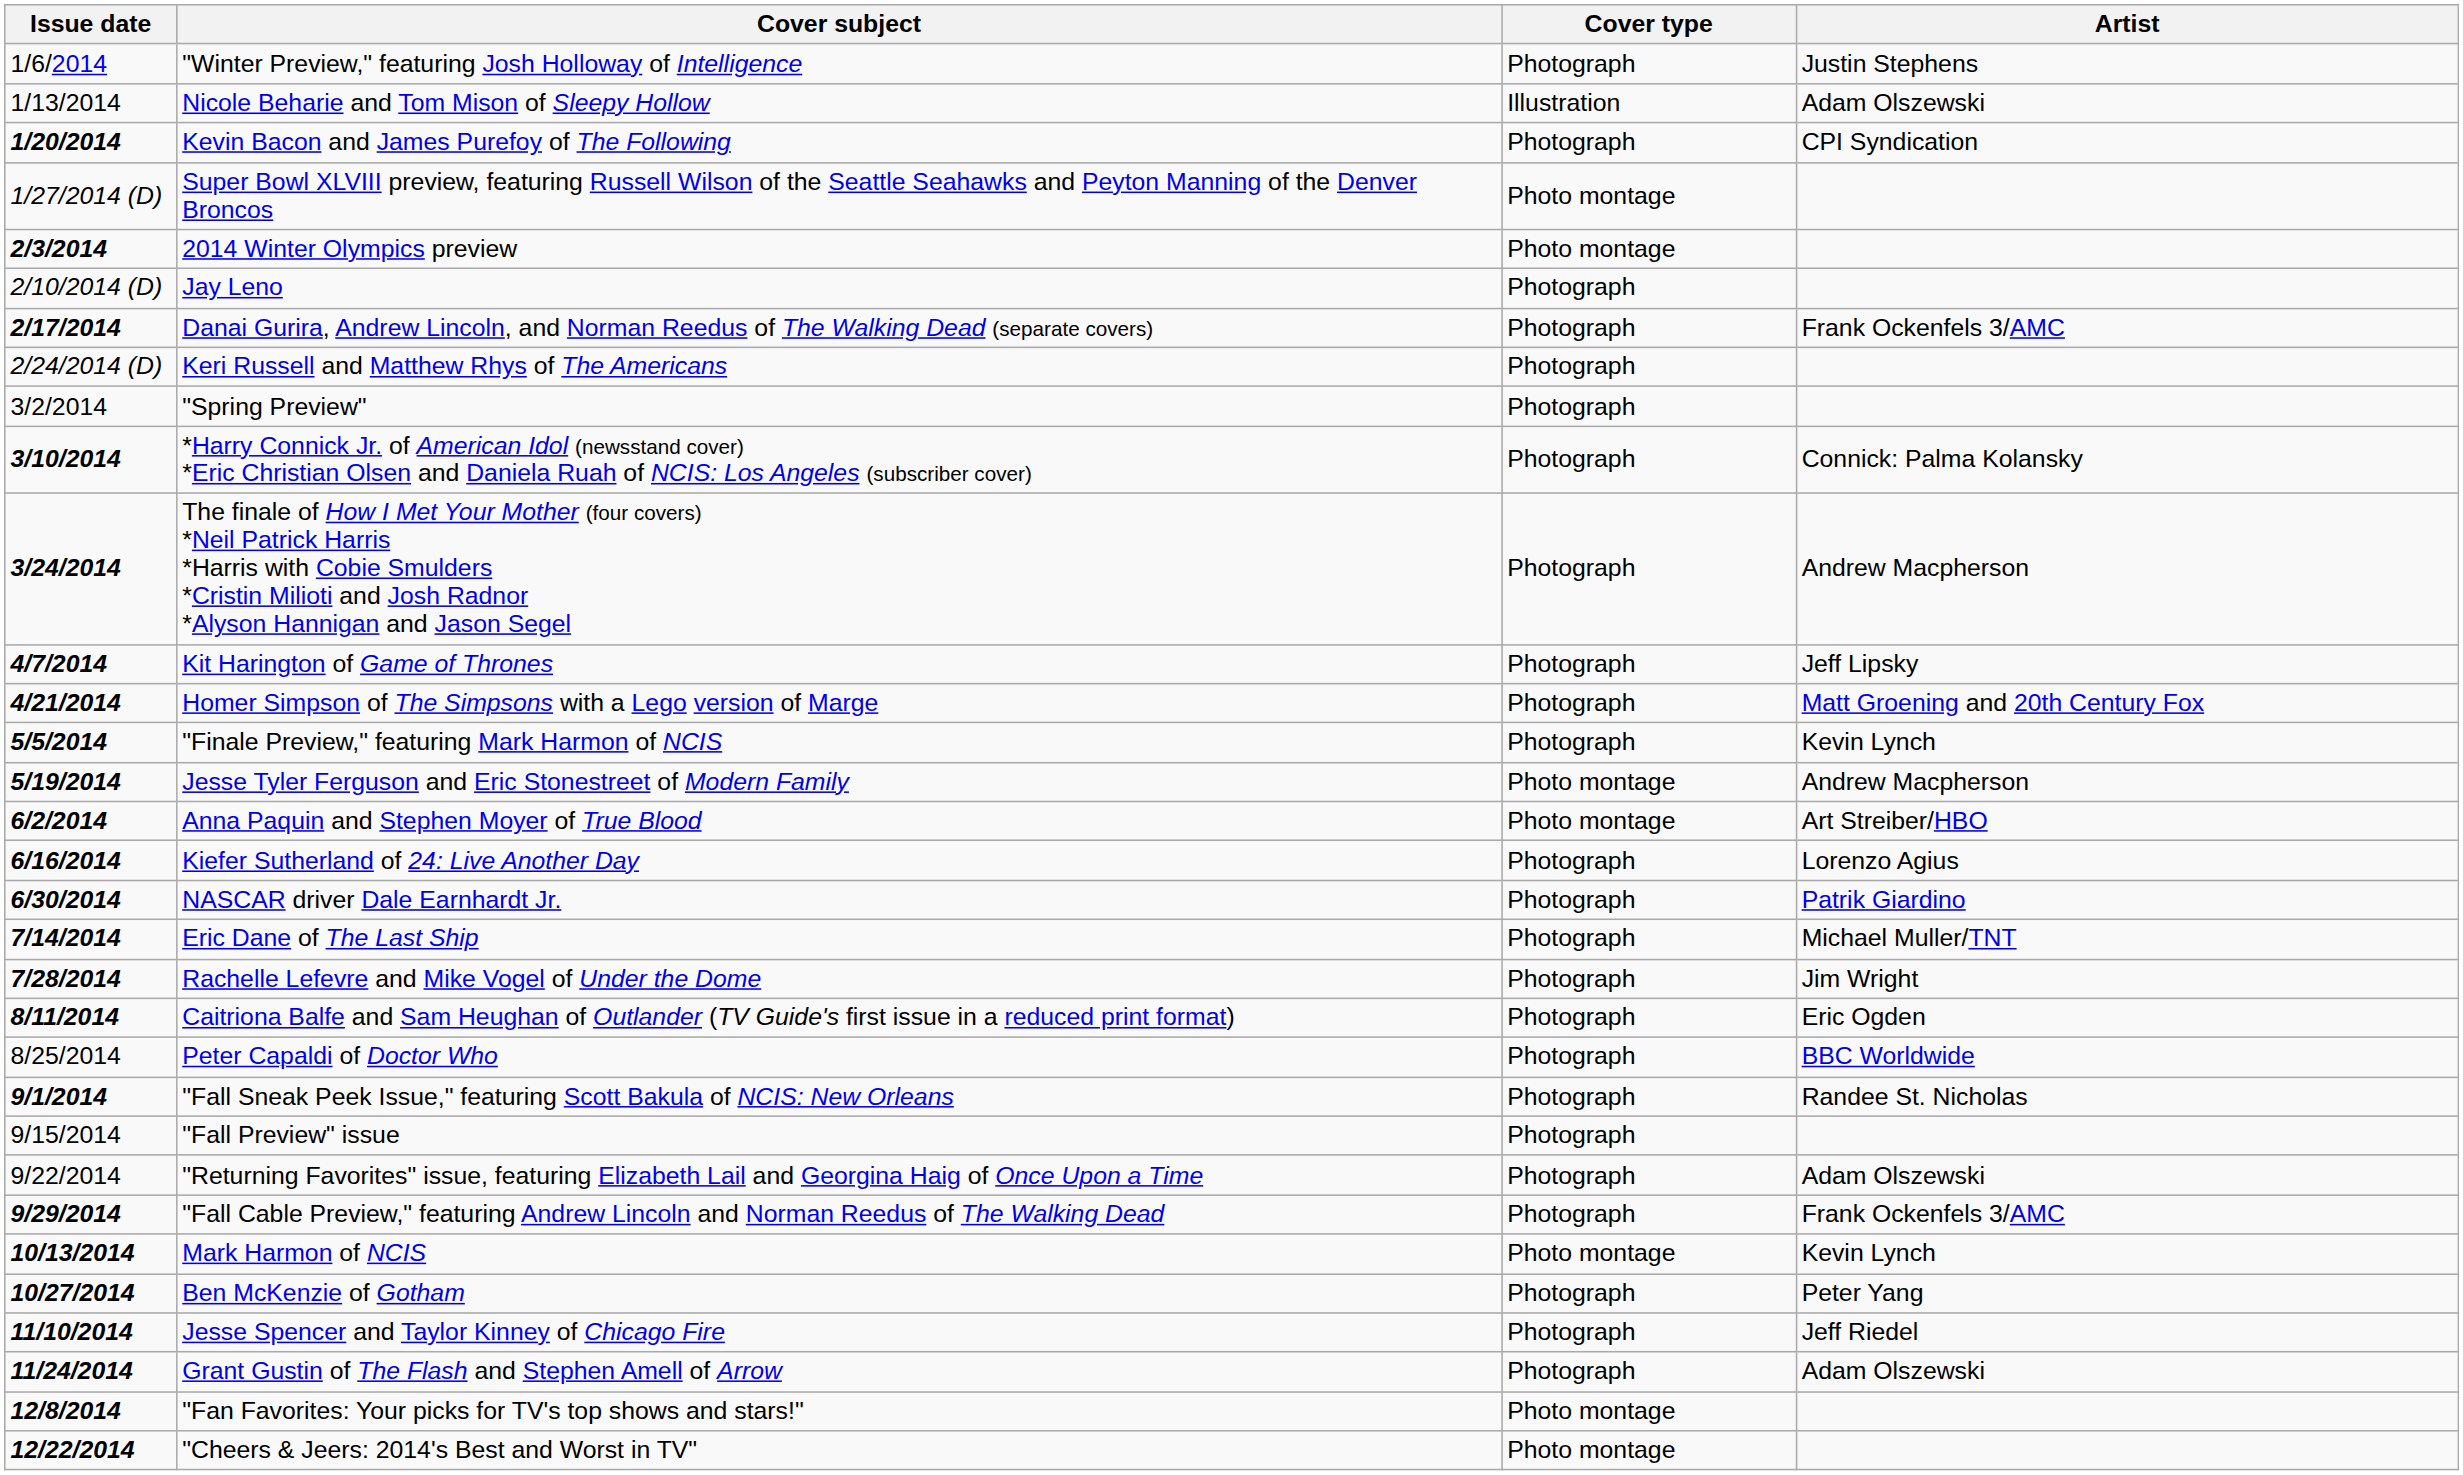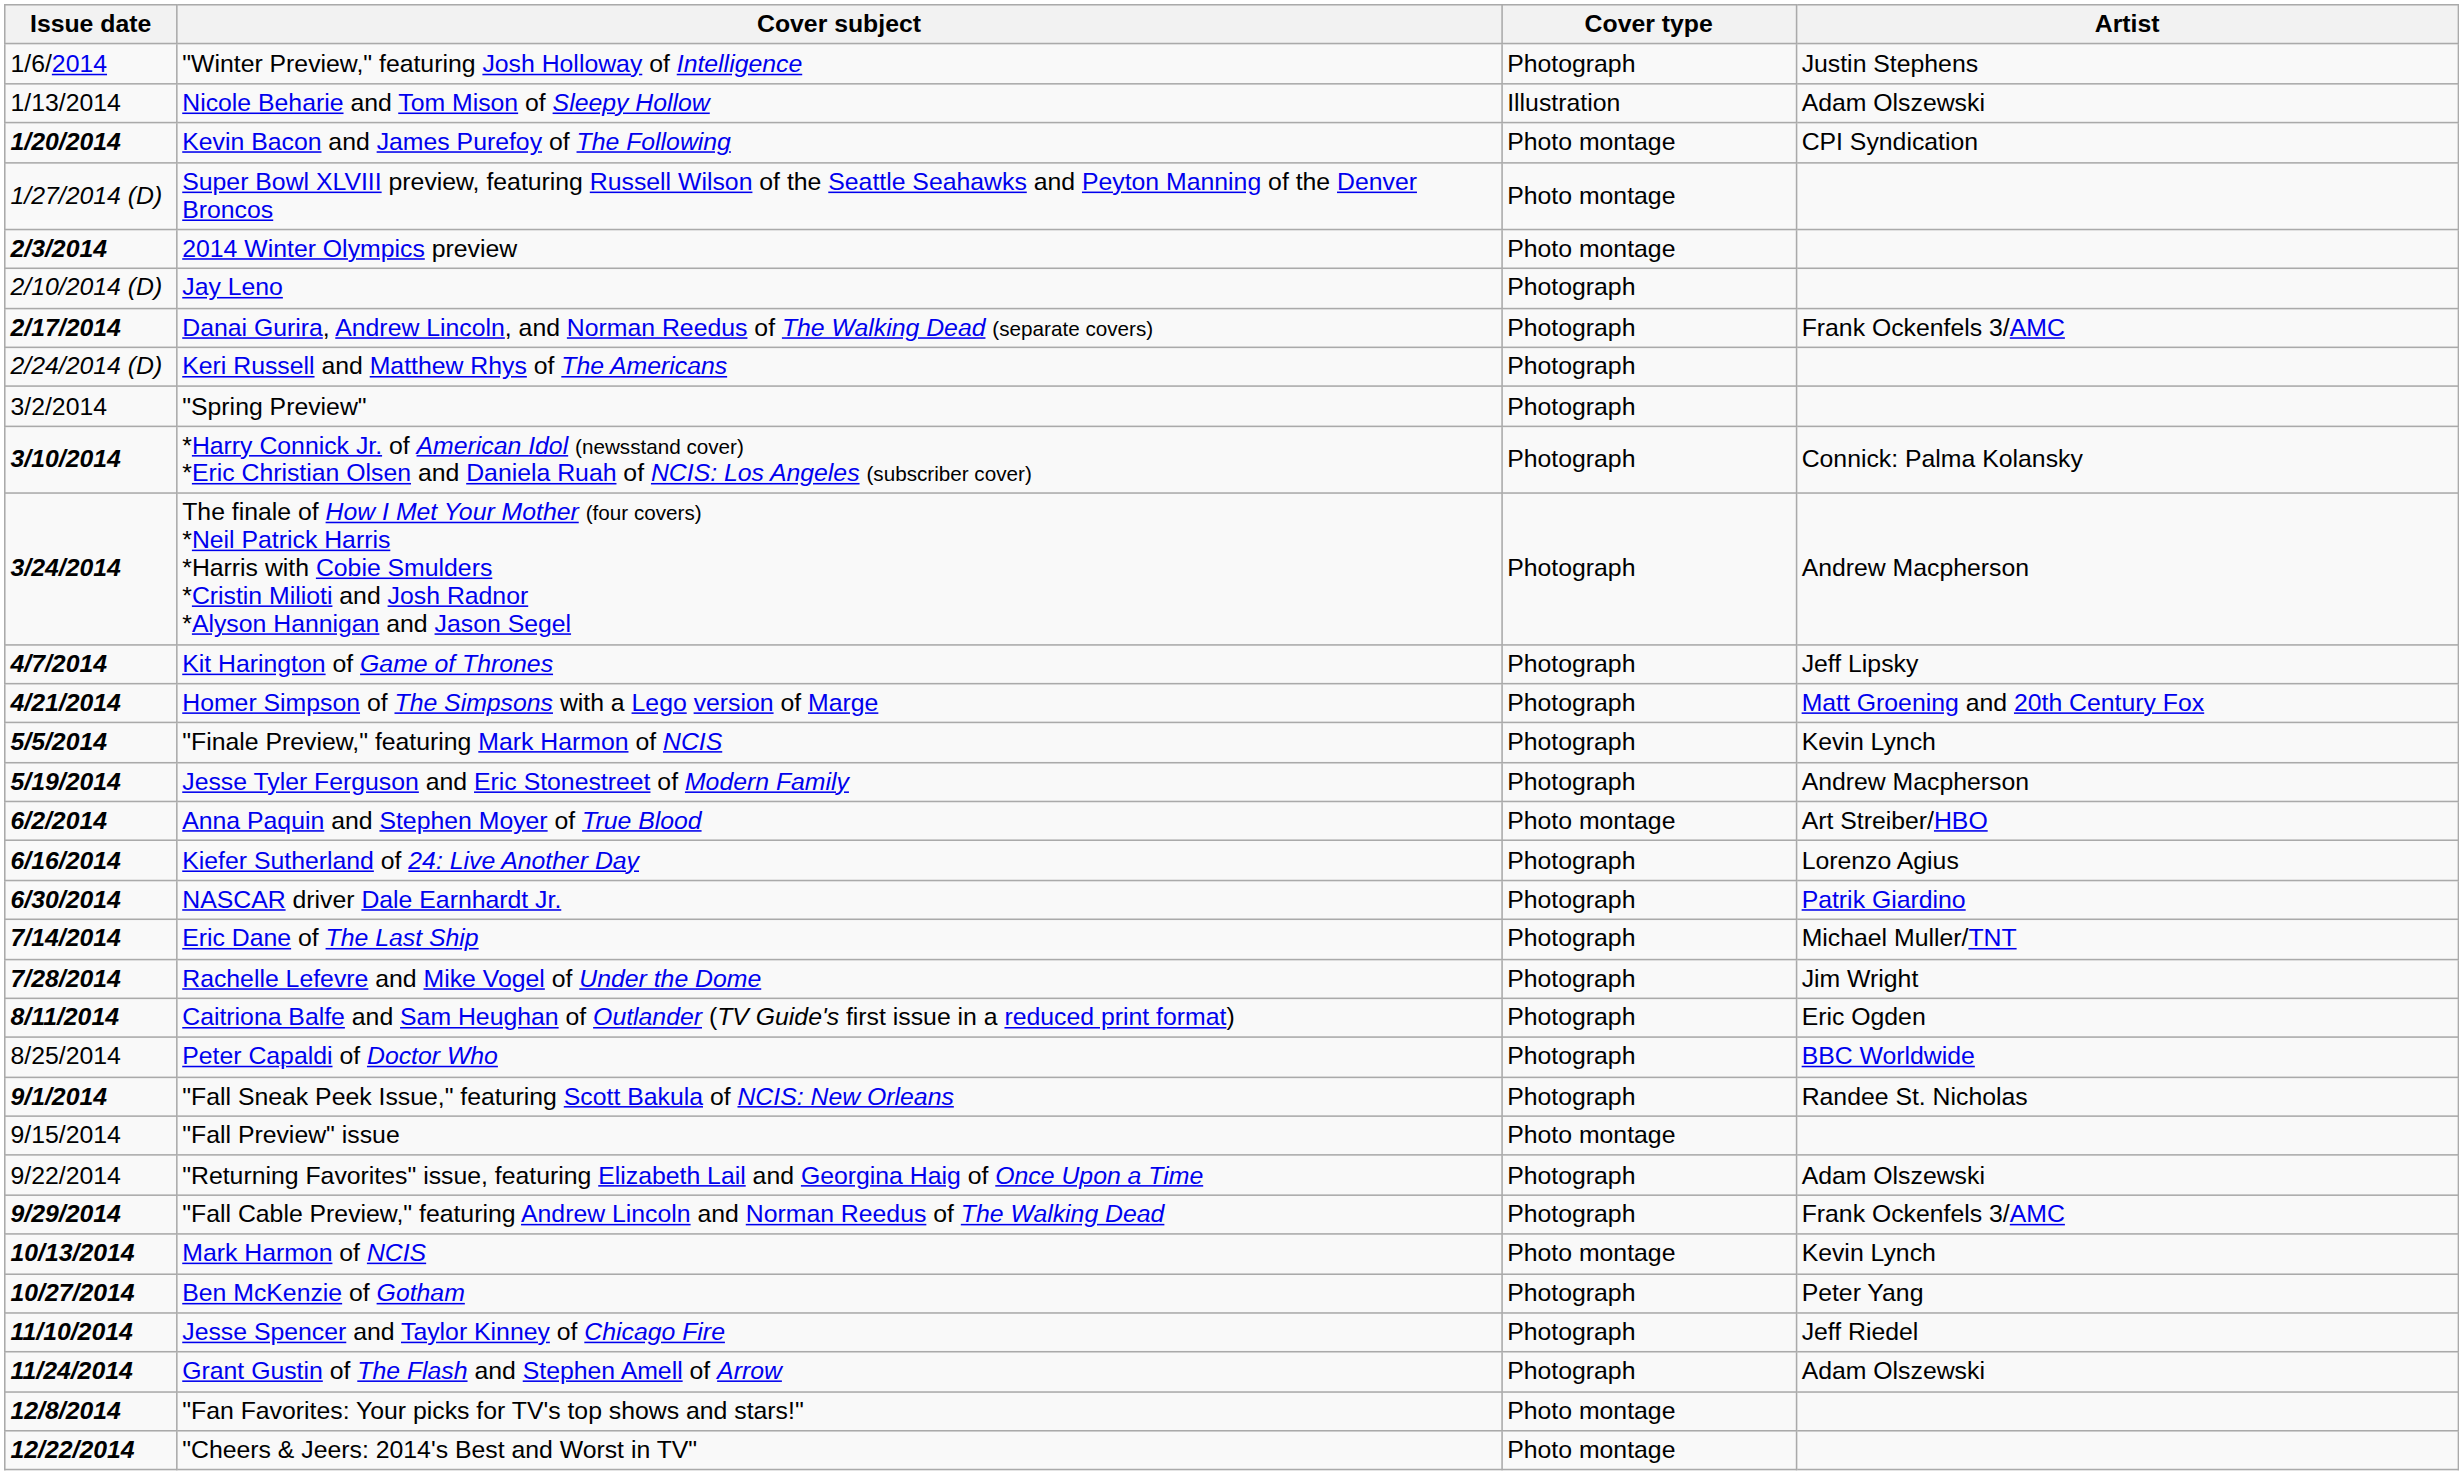(1571, 142) Photograph -> (1591, 142) Photo montage
(1591, 781) Photo montage -> (1571, 781) Photograph
(1571, 1135) Photograph -> (1591, 1135) Photo montage
